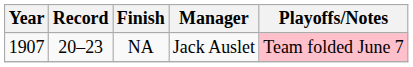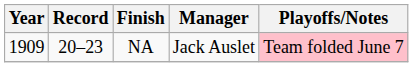(27, 47) 1907 -> (27, 47) 1909
